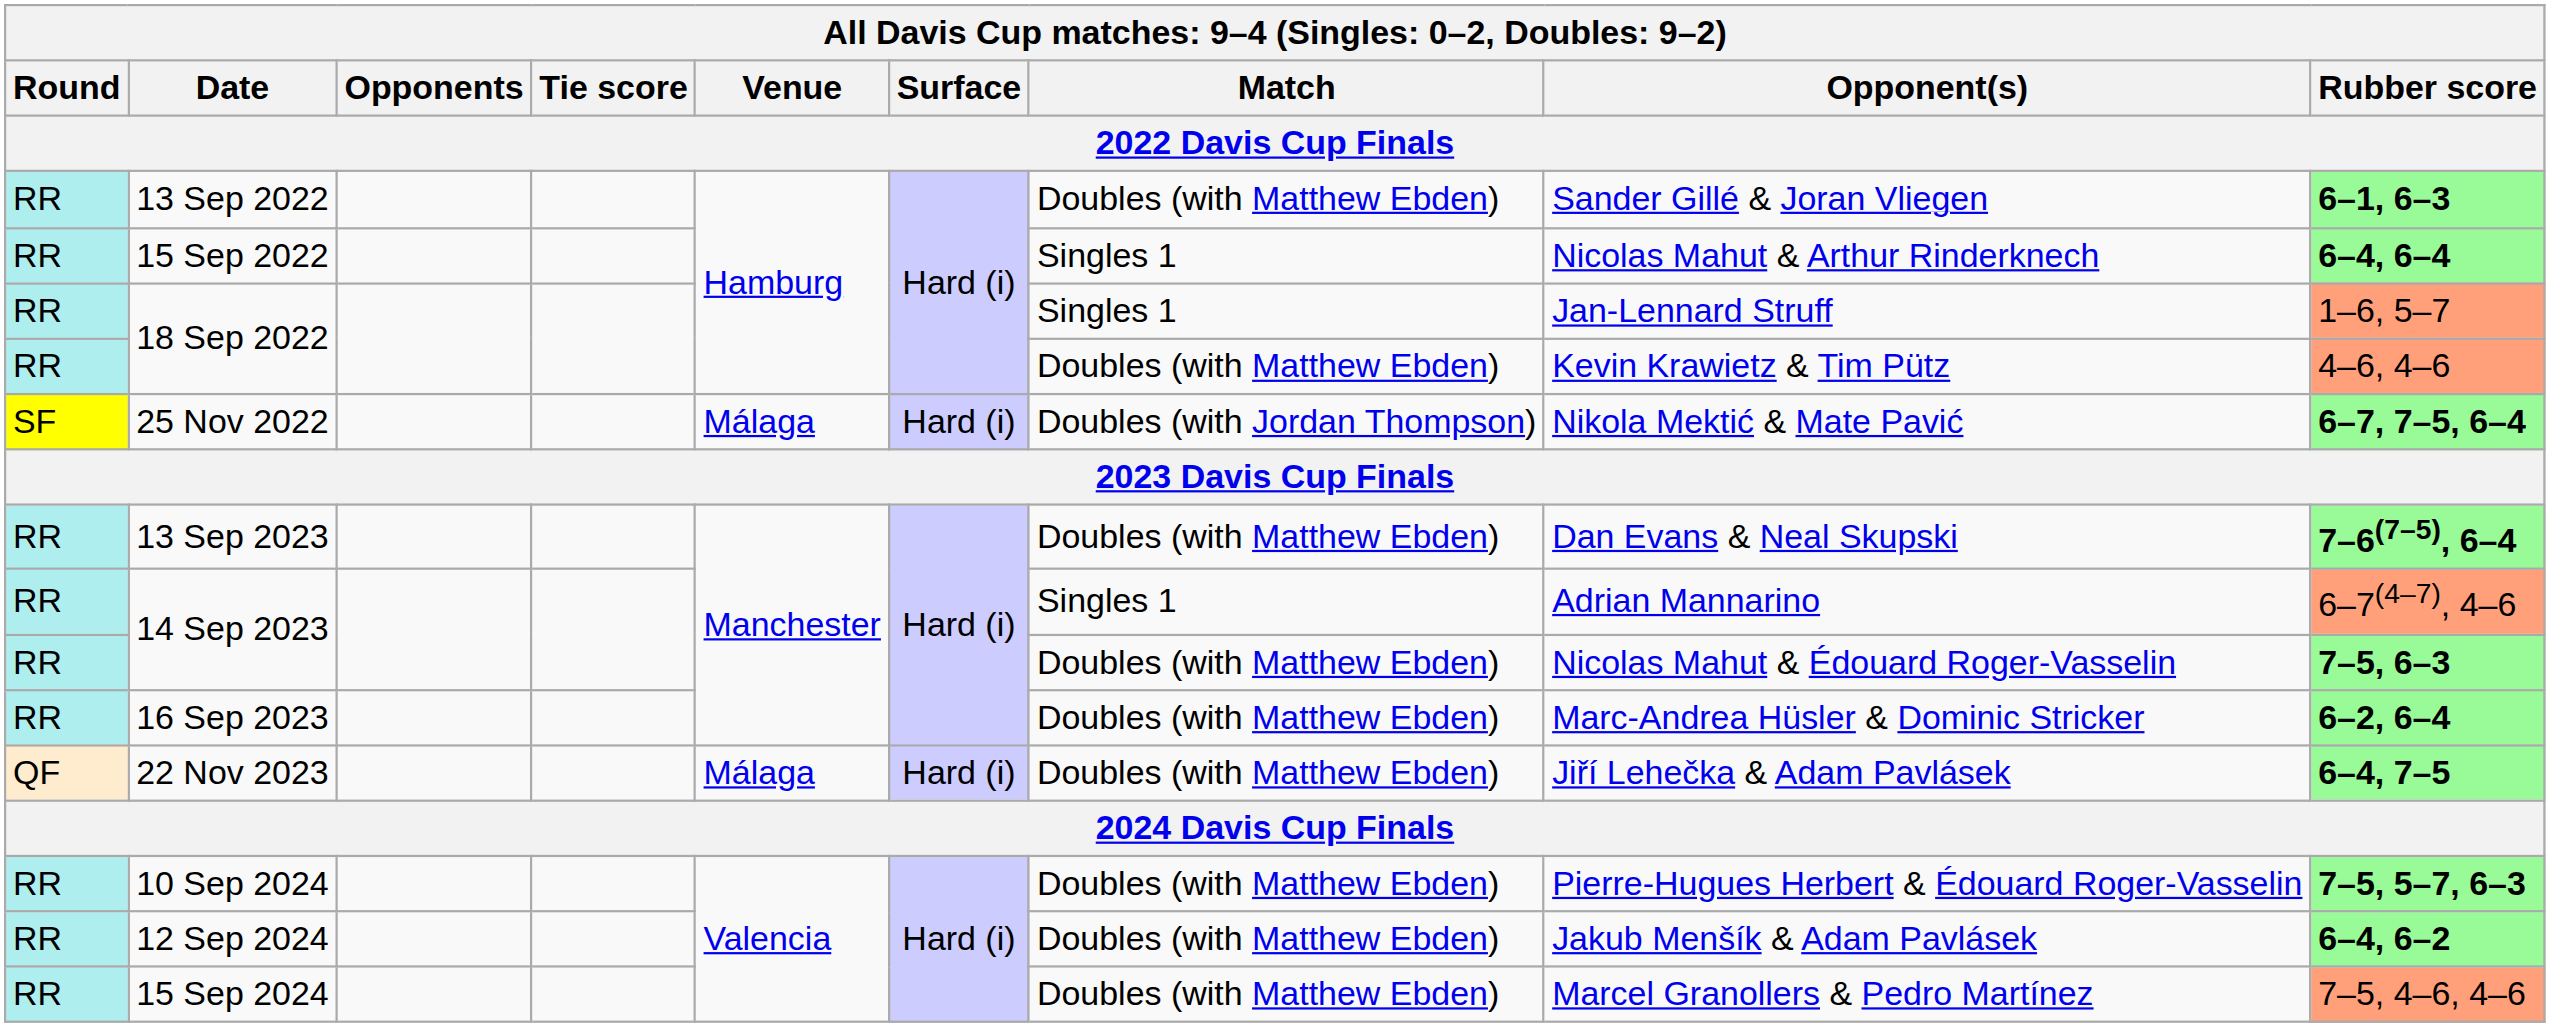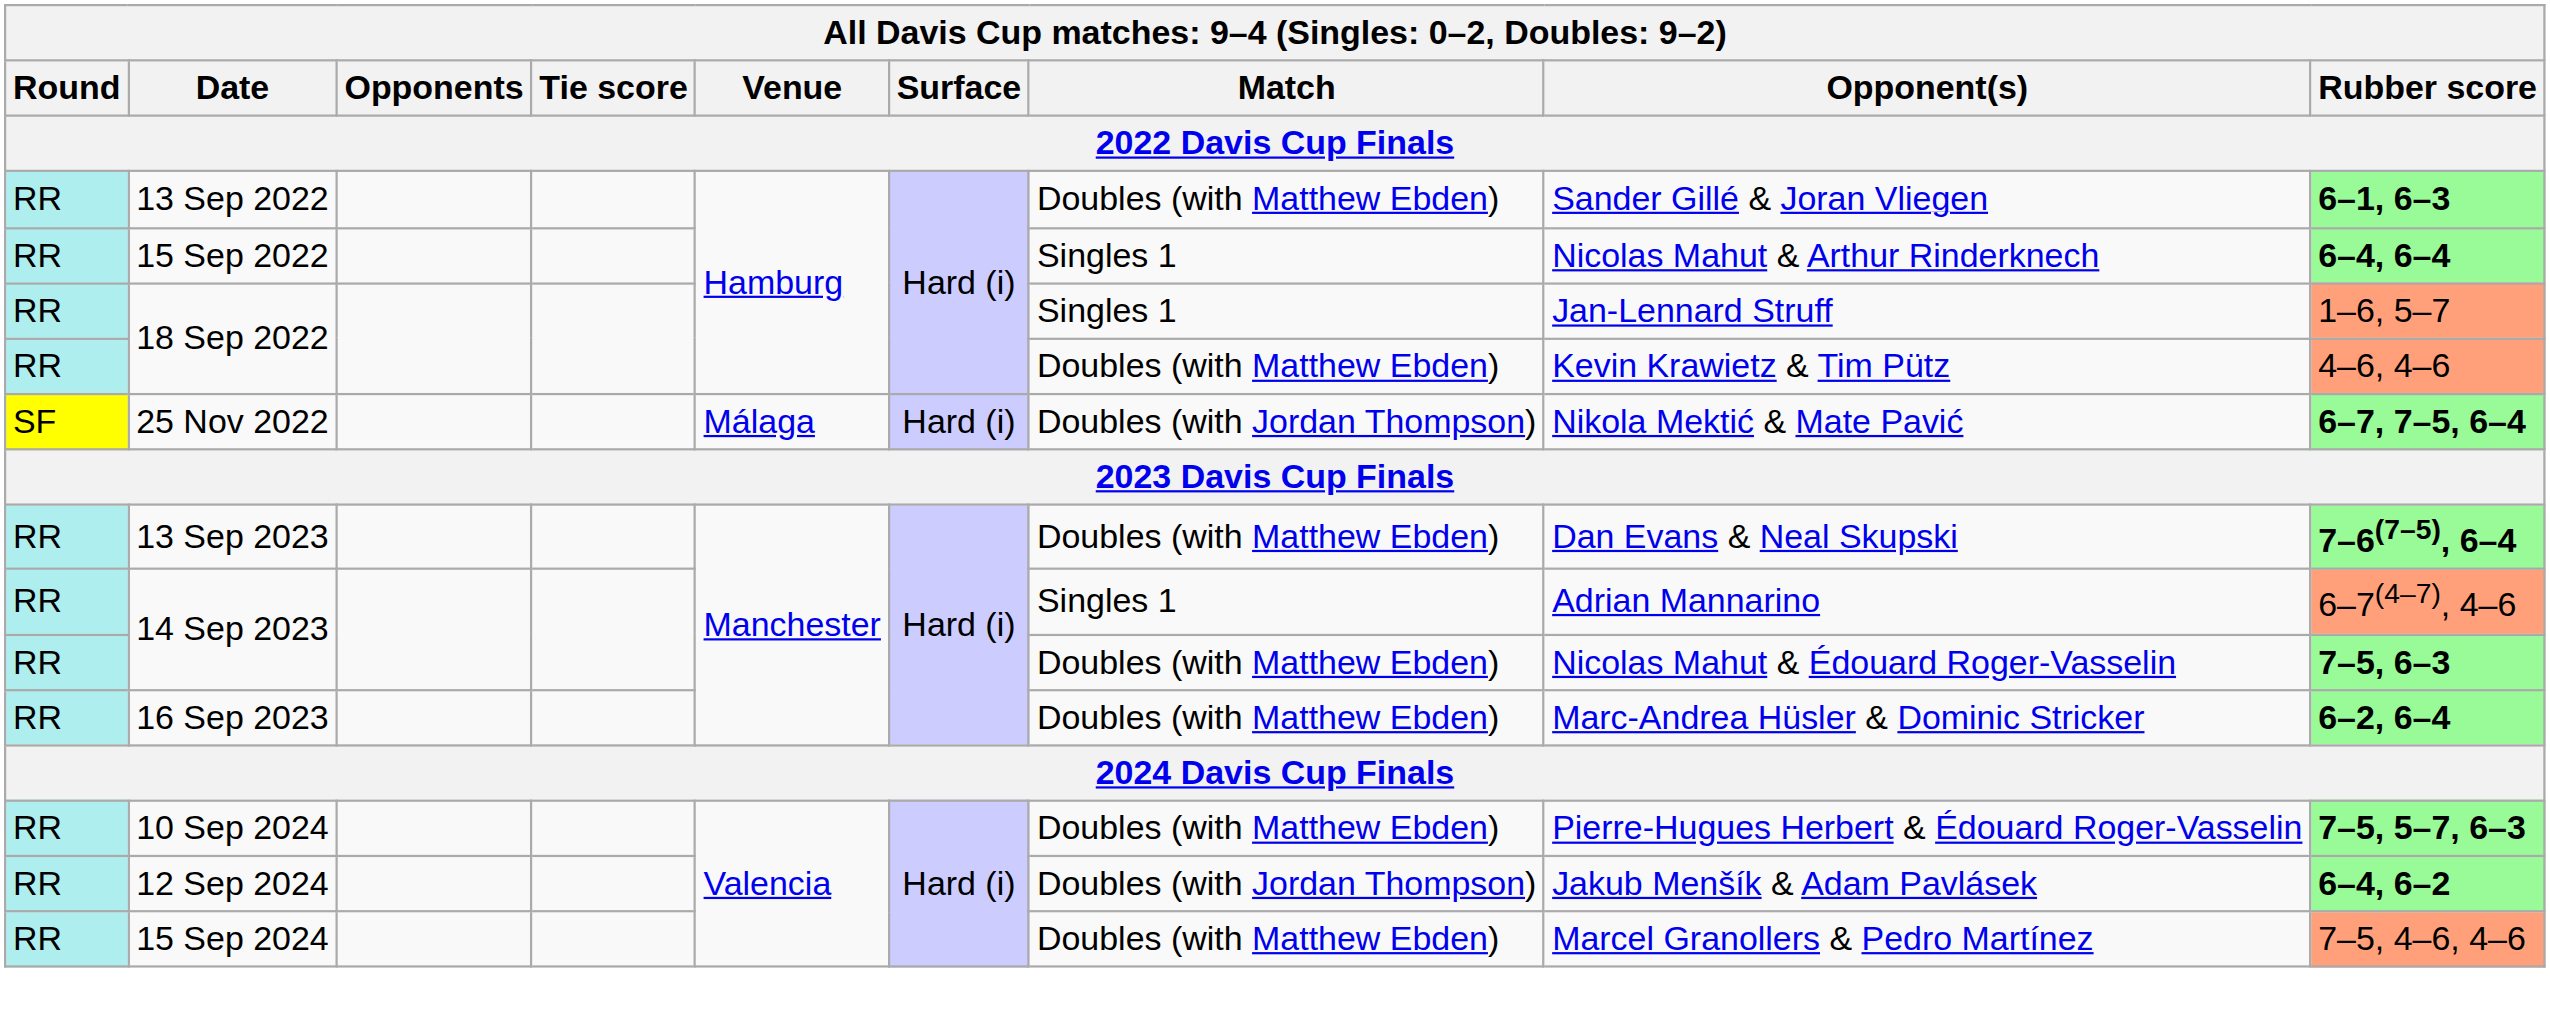- row: (37, 772)
(1268, 939) Doubles (with Matthew Ebden) -> (1287, 883) Doubles (with Jordan Thompson)
